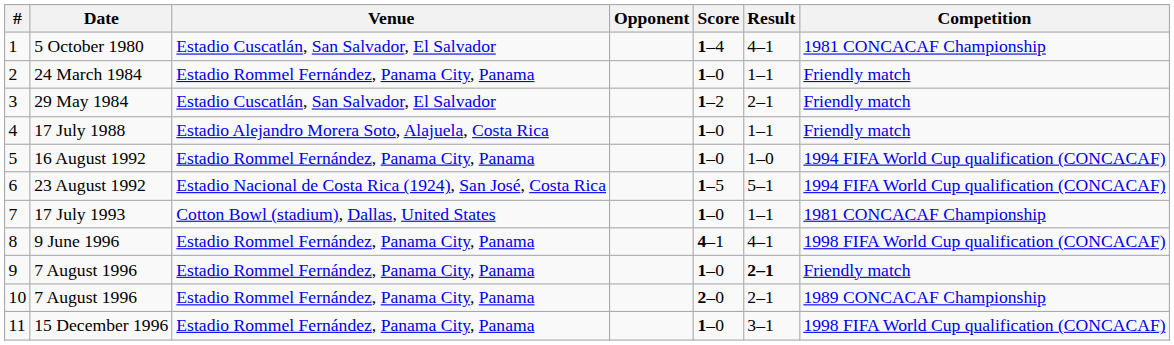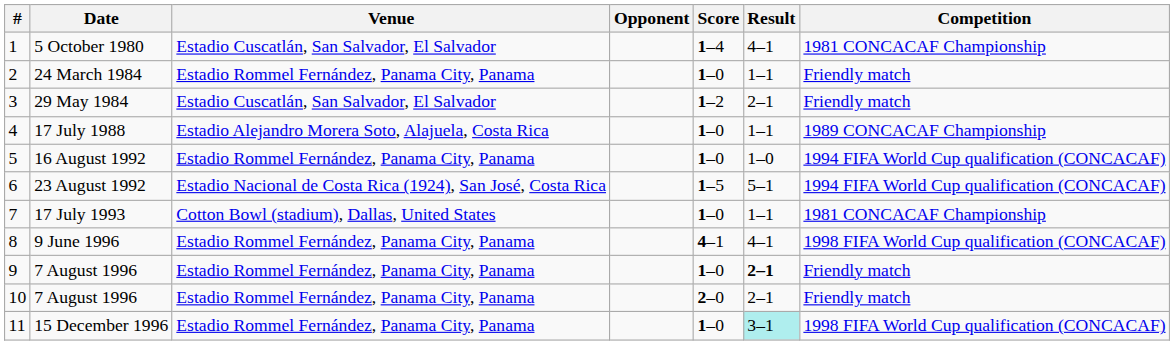(857, 130) Friendly match -> (925, 130) 1989 CONCACAF Championship
(925, 297) 1989 CONCACAF Championship -> (857, 297) Friendly match
(761, 325) no background -> (761, 325) paleturquoise background
